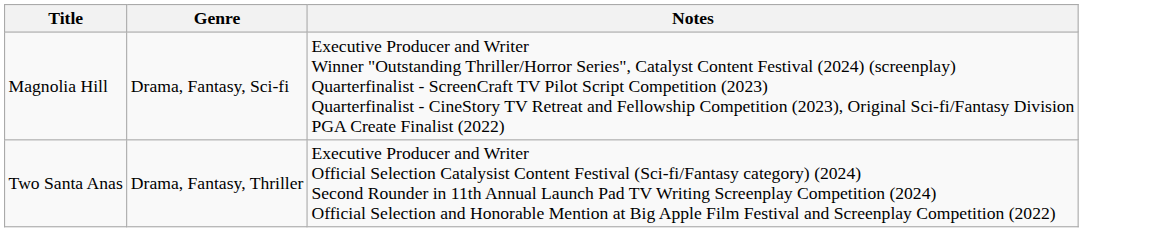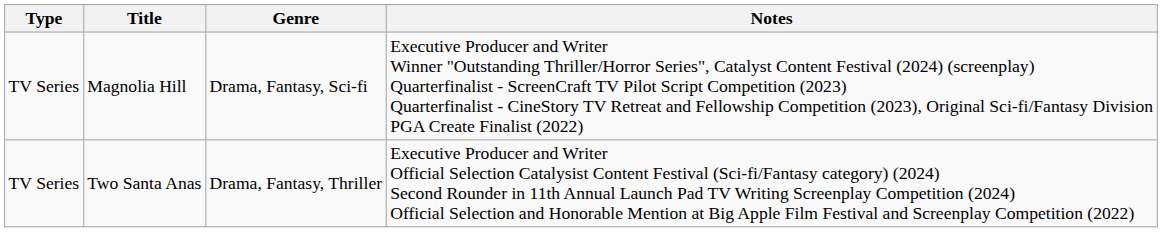+ column: (44, 18)
